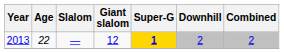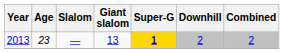(44, 40) 22 -> (44, 40) 23
(113, 40) 12 -> (113, 40) 13
